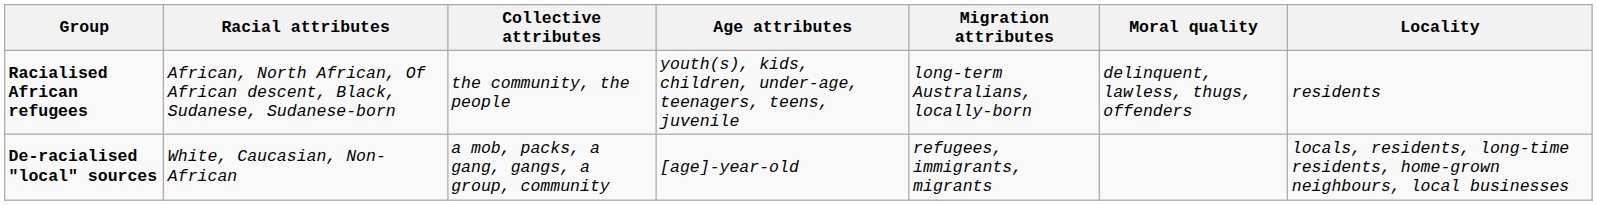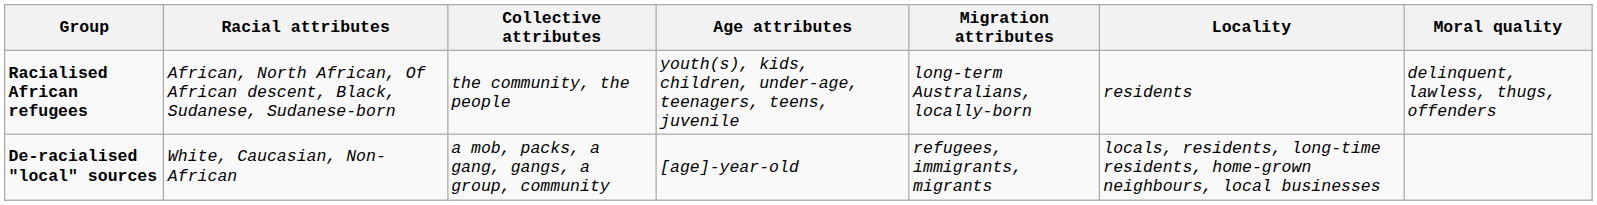columns swapped: (1440, 28) <-> (1194, 28)
